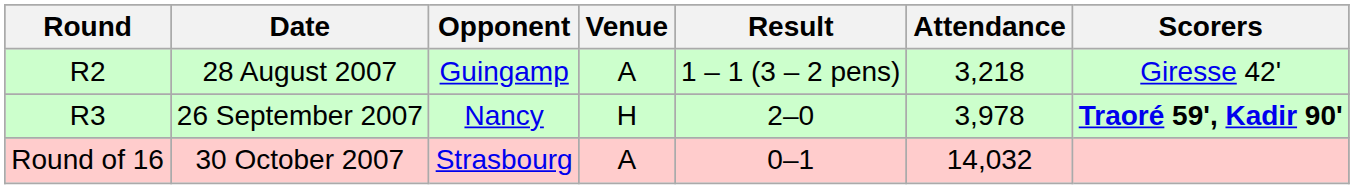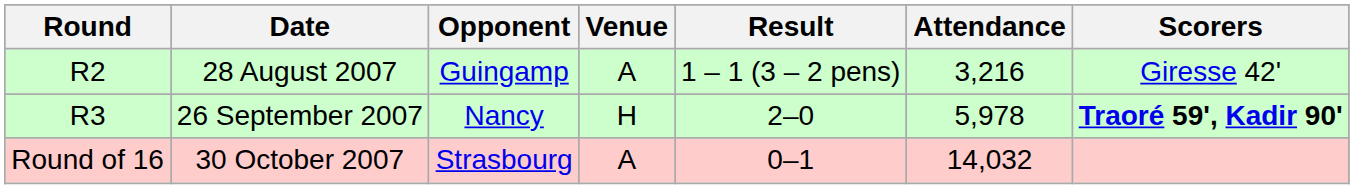(990, 71) 3,218 -> (990, 71) 3,216
(990, 115) 3,978 -> (990, 115) 5,978
